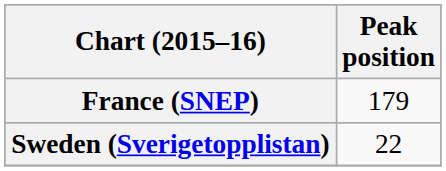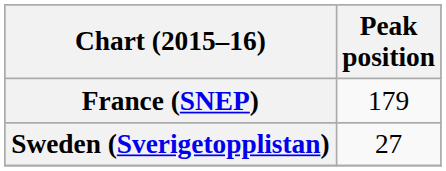(389, 143) 22 -> (389, 143) 27
